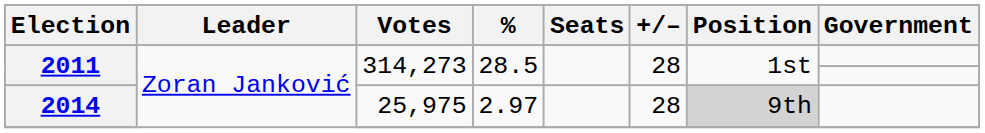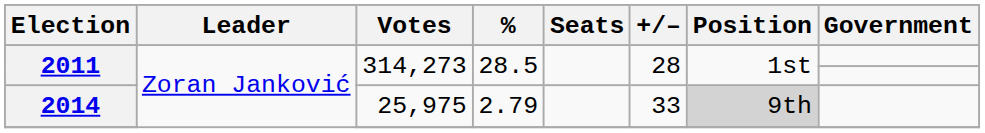(508, 106) 2.97 -> (508, 106) 2.79
(666, 106) 28 -> (666, 106) 33
